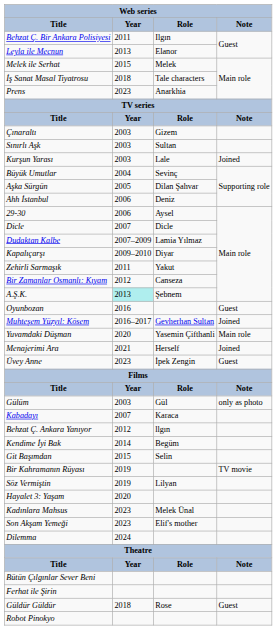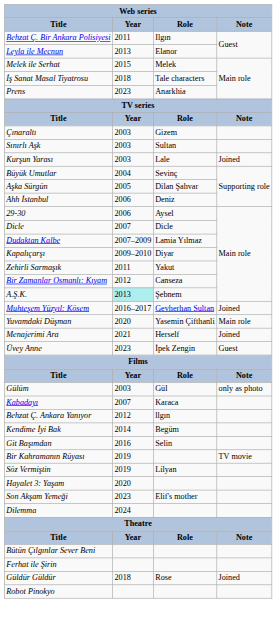- row: (25, 308)
(123, 456) 2015 -> (123, 443) 2016
- row: (37, 510)
(228, 605) Guest -> (229, 578) Joined
